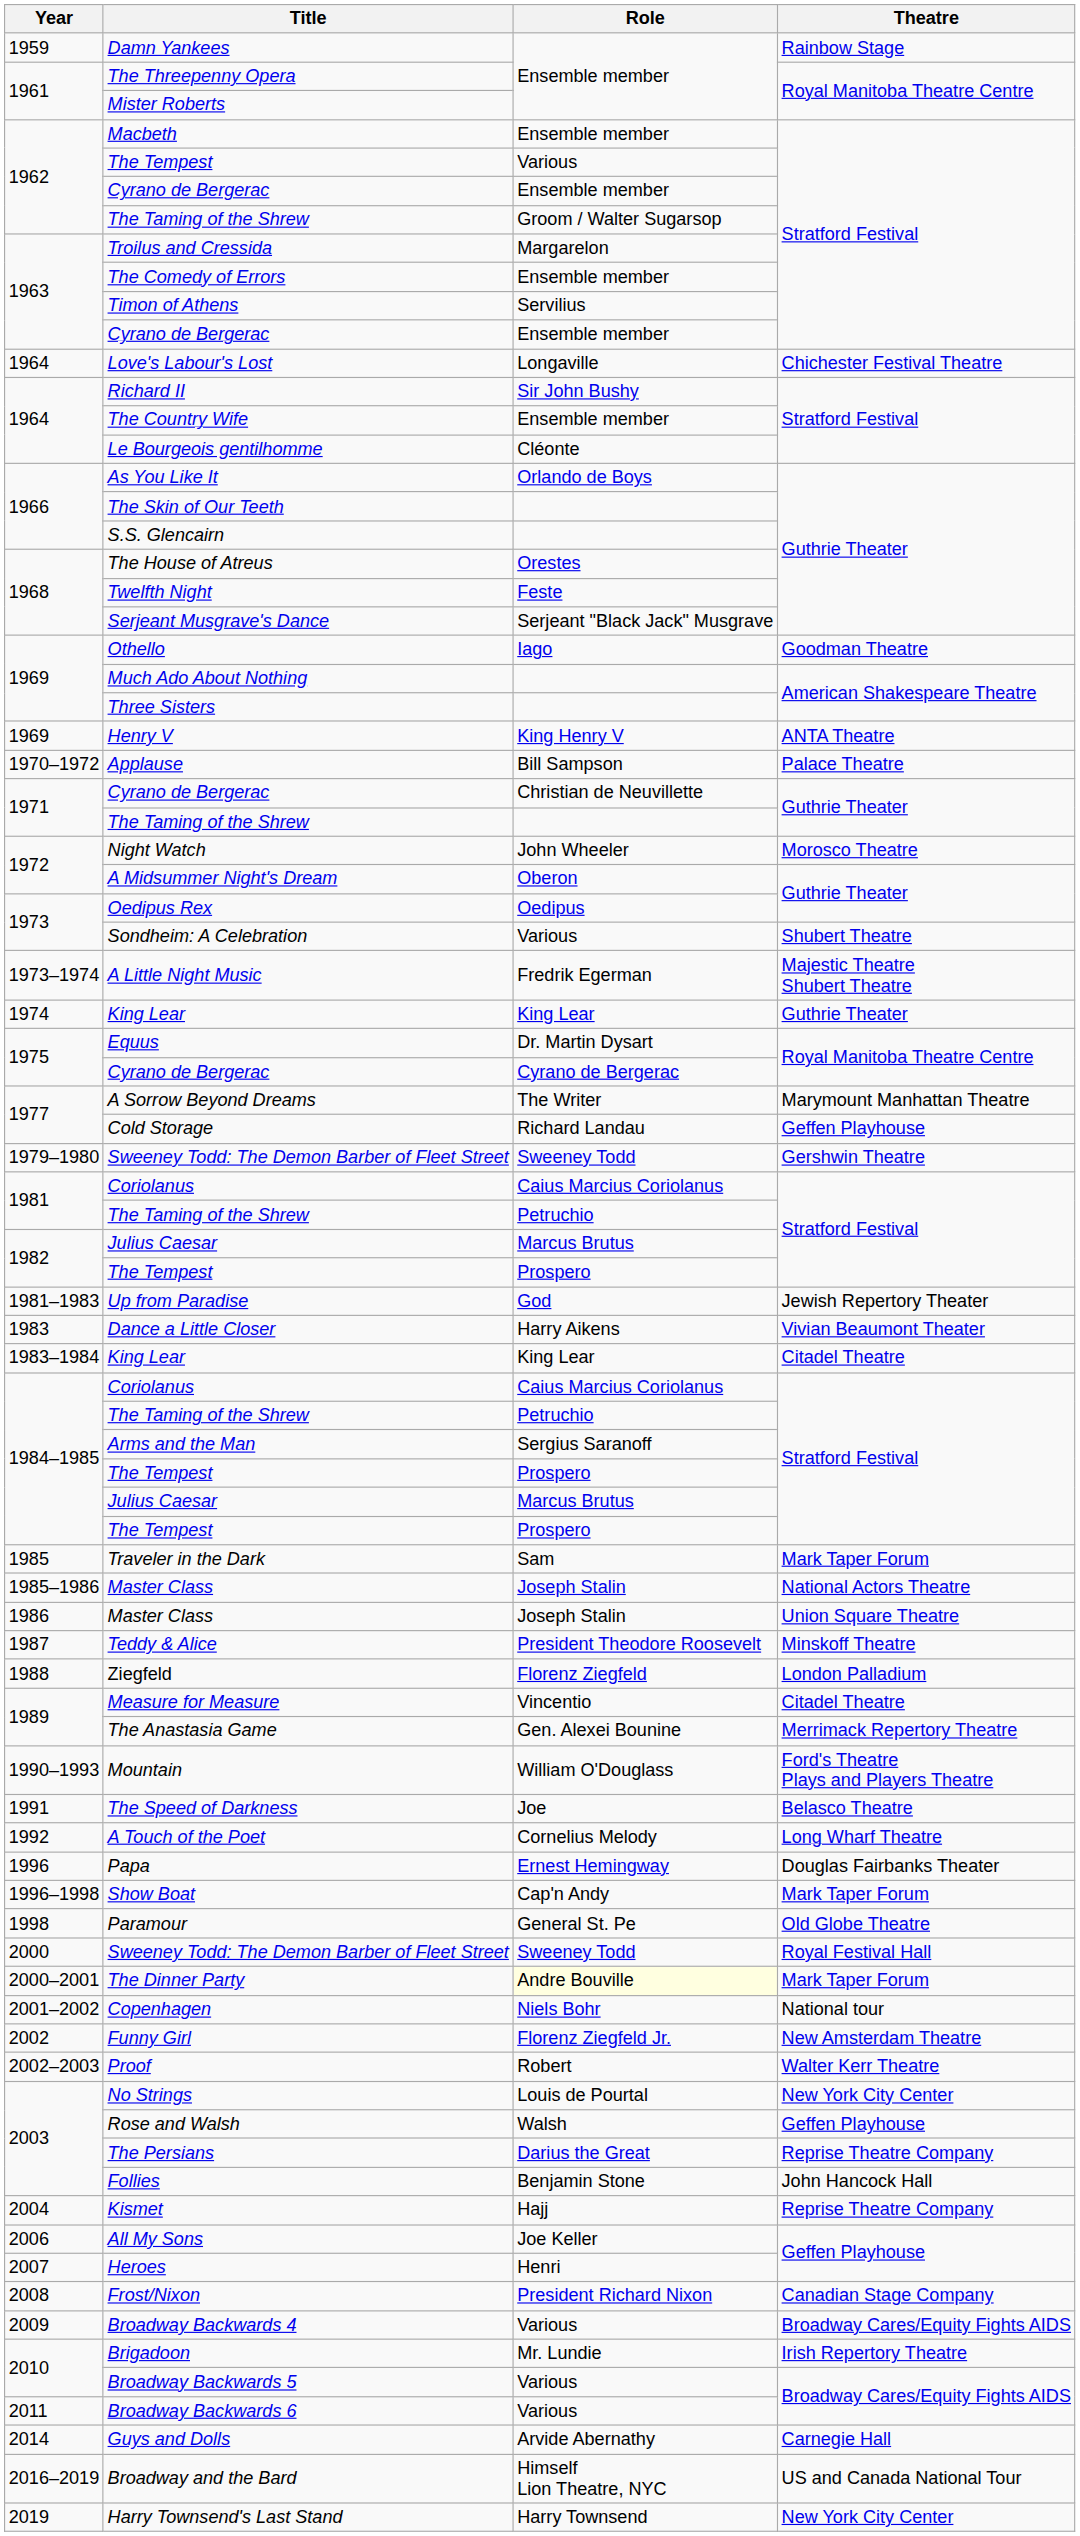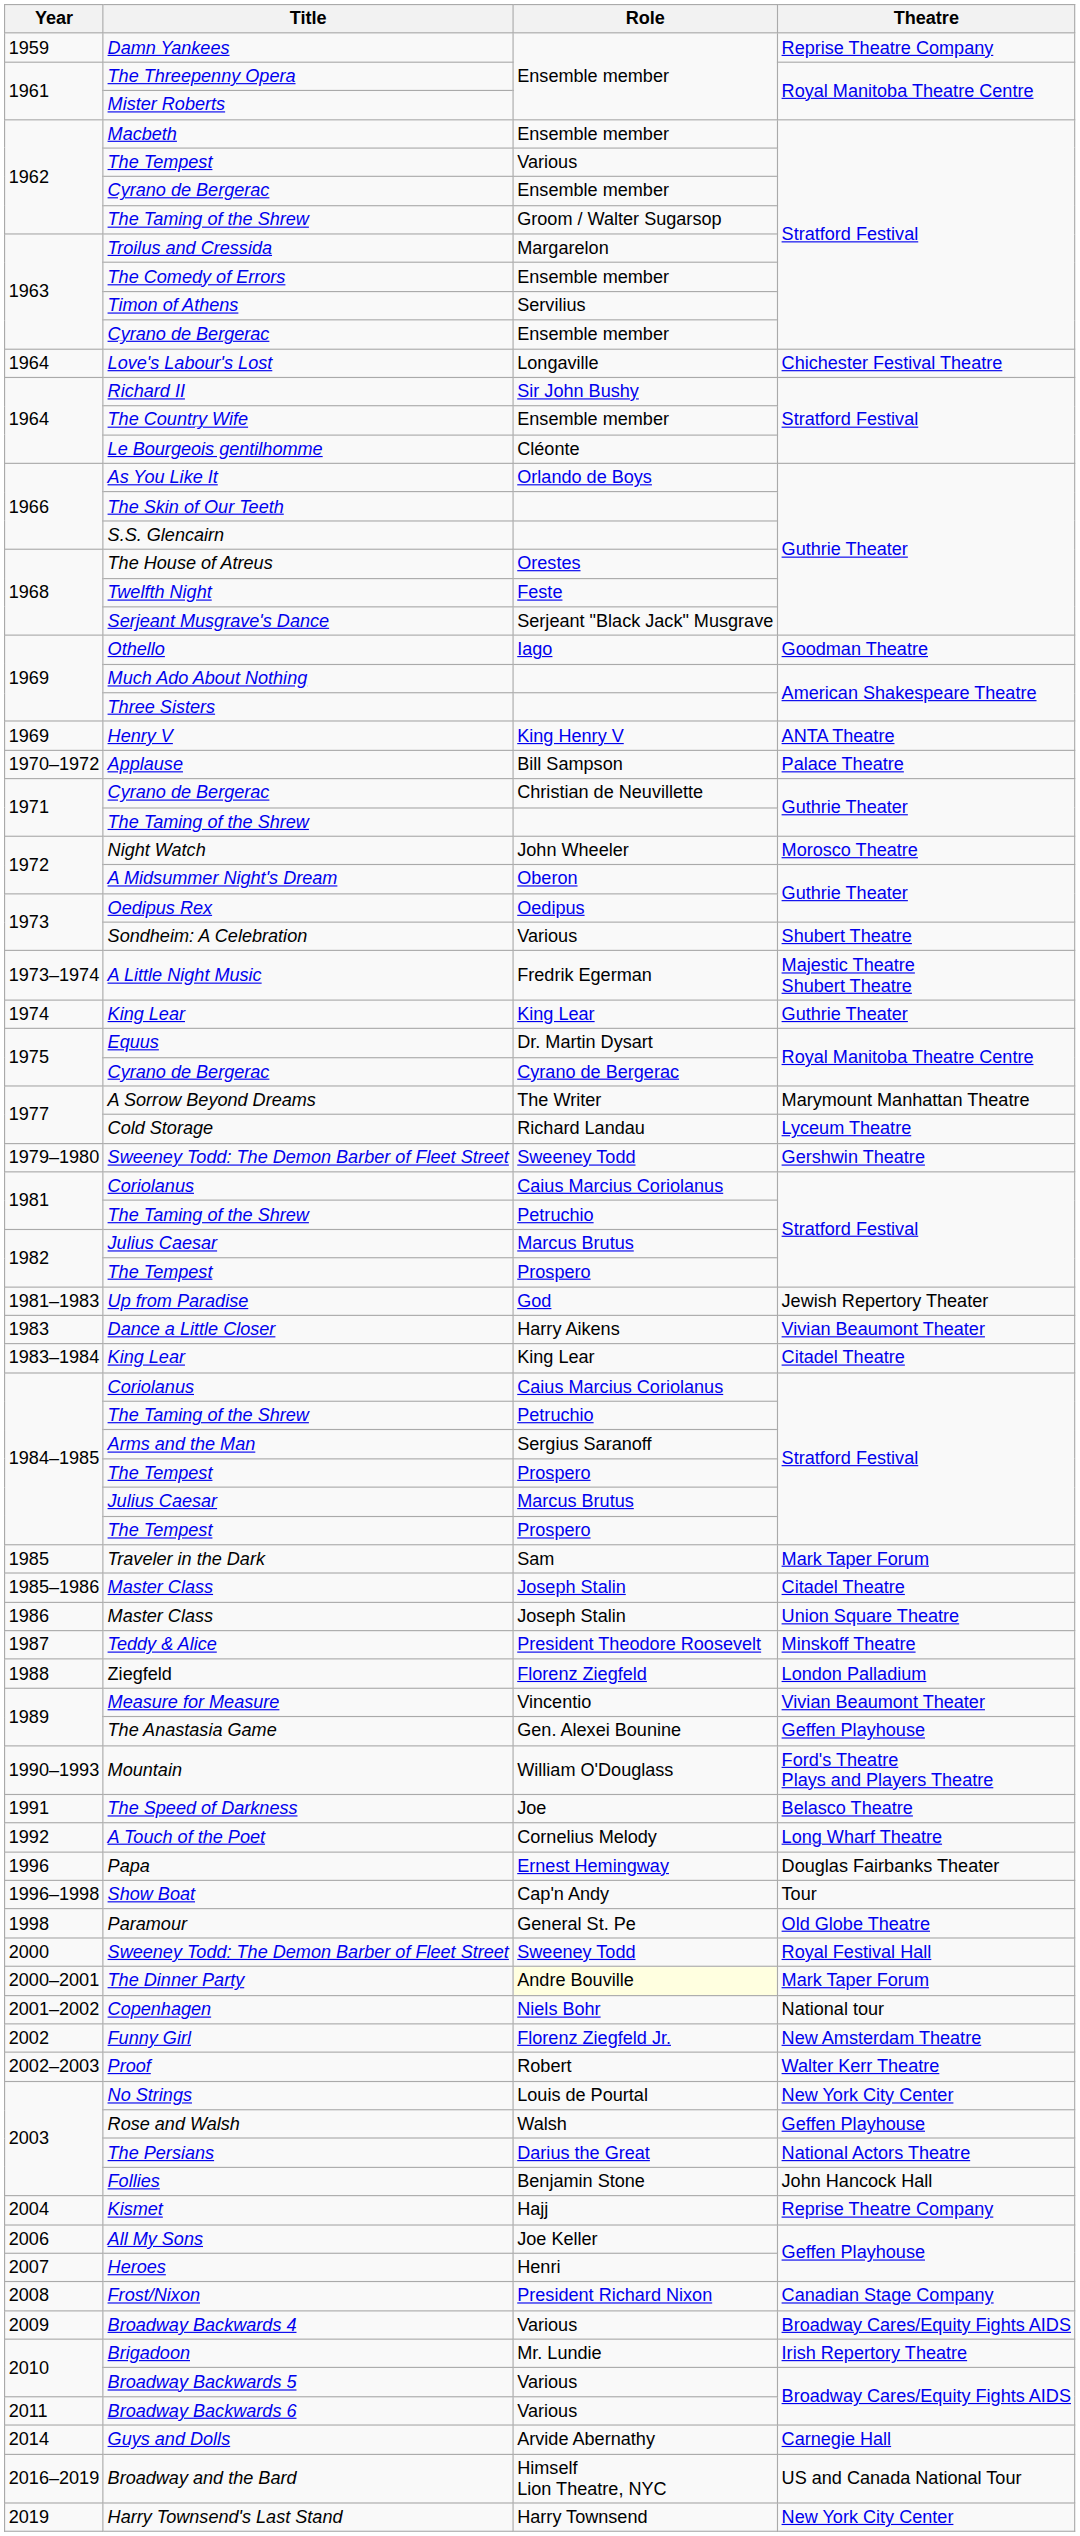(843, 47) Rainbow Stage -> (887, 47) Reprise Theatre Company
(853, 1128) Geffen Playhouse -> (846, 1128) Lyceum Theatre
(876, 1587) National Actors Theatre -> (843, 1587) Citadel Theatre
(843, 1702) Citadel Theatre -> (883, 1702) Vivian Beaumont Theater
(899, 1730) Merrimack Repertory Theatre -> (853, 1730) Geffen Playhouse
(855, 1894) Mark Taper Forum -> (799, 1894) Tour
(887, 2152) Reprise Theatre Company -> (876, 2152) National Actors Theatre
